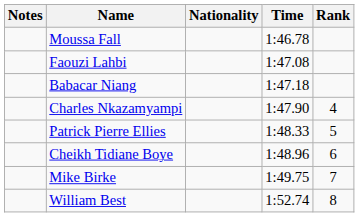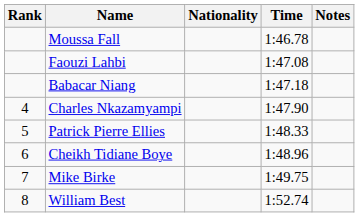columns swapped: (333, 16) <-> (25, 16)
